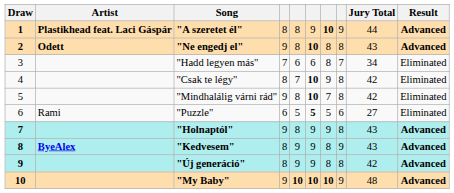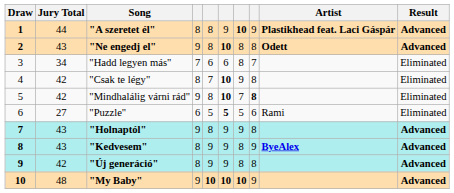columns swapped: (105, 12) <-> (372, 12)
(341, 96) normal -> (254, 96) bold
